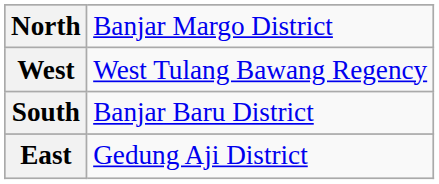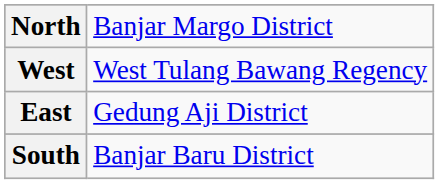rows swapped: (46, 112) <-> (46, 155)
